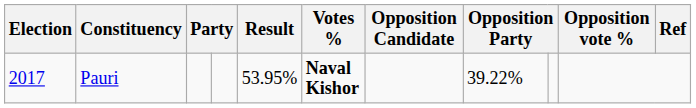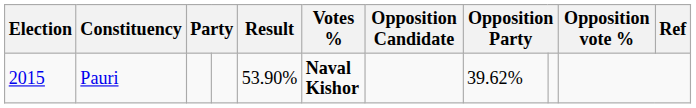(27, 78) 2017 -> (27, 78) 2015
(270, 78) 53.95% -> (270, 78) 53.90%
(495, 78) 39.22% -> (495, 78) 39.62%
